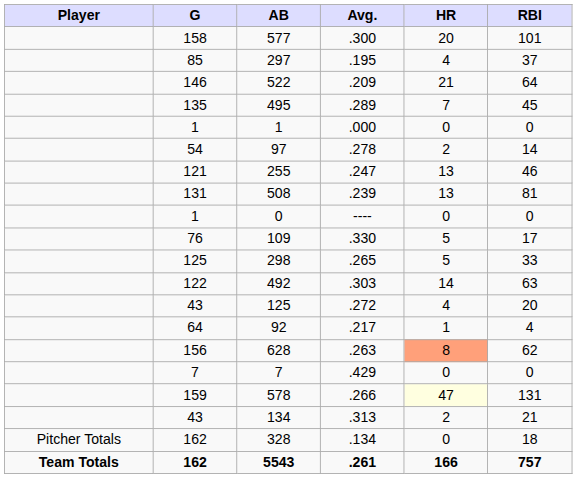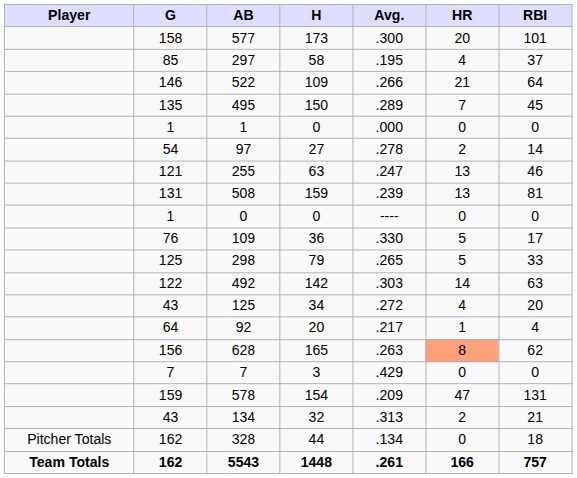+ column: (316, 15)
(362, 82) .209 -> (389, 82) .266
(362, 395) .266 -> (389, 395) .209
(446, 395) lightyellow background -> (462, 395) no background
